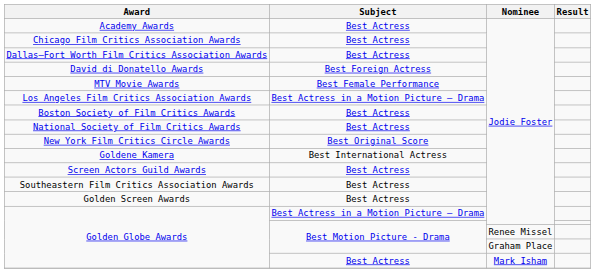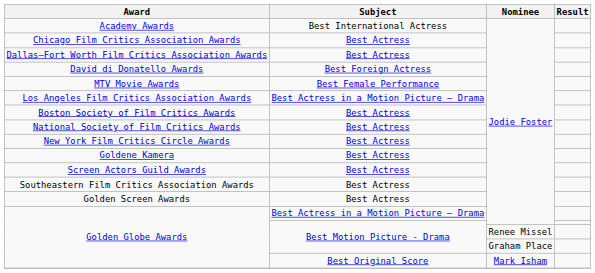(378, 26) Best Actress -> (378, 26) Best International Actress
(378, 141) Best Original Score -> (378, 141) Best Actress
(378, 156) Best International Actress -> (378, 156) Best Actress
(378, 261) Best Actress -> (378, 261) Best Original Score
